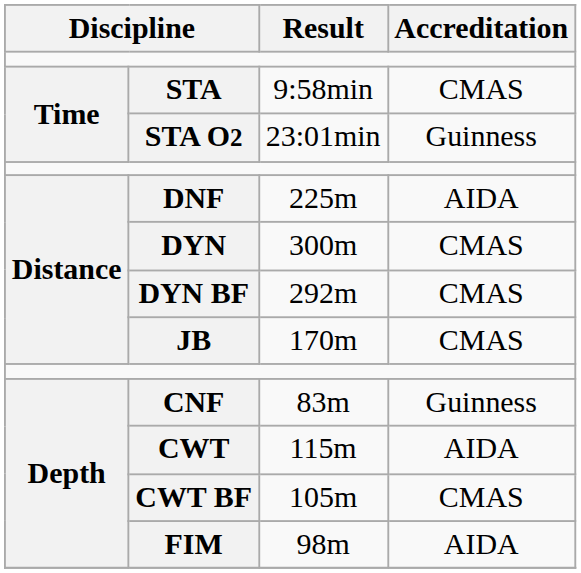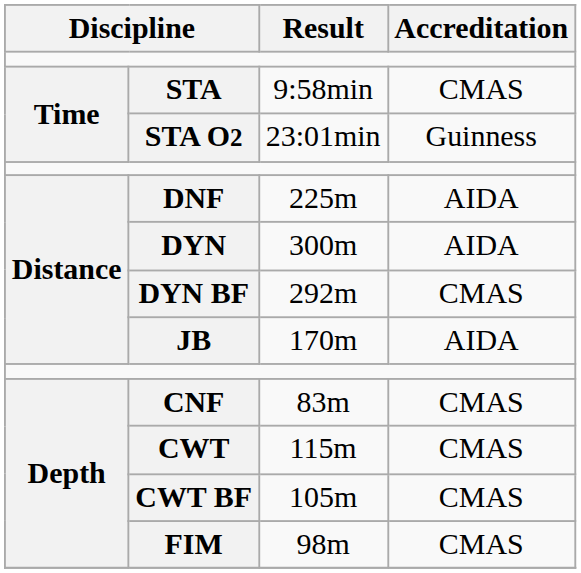(481, 245) CMAS -> (481, 245) AIDA
(481, 340) CMAS -> (481, 340) AIDA
(481, 401) Guinness -> (481, 401) CMAS
(481, 449) AIDA -> (481, 449) CMAS
(481, 544) AIDA -> (481, 544) CMAS
